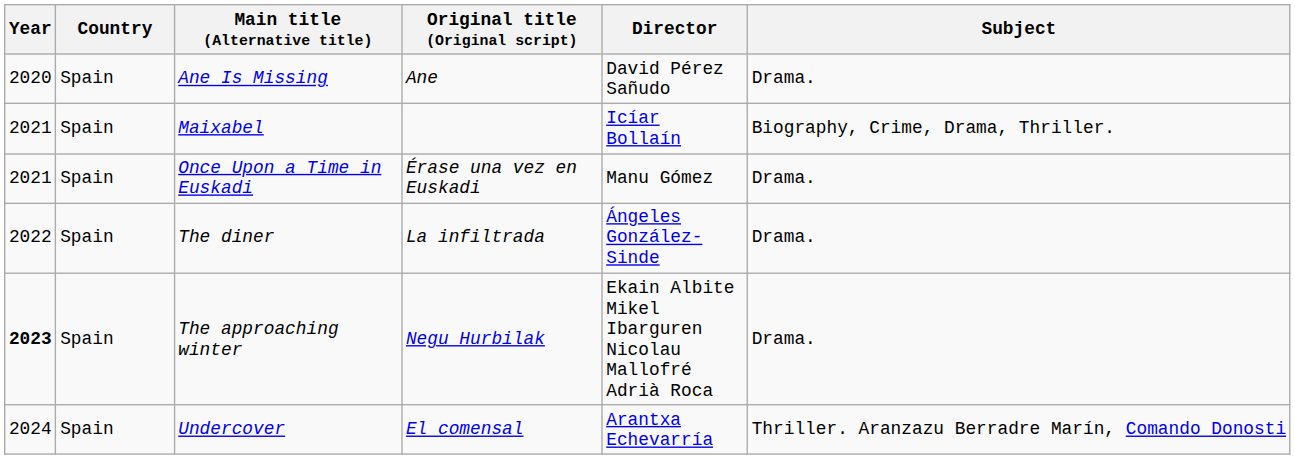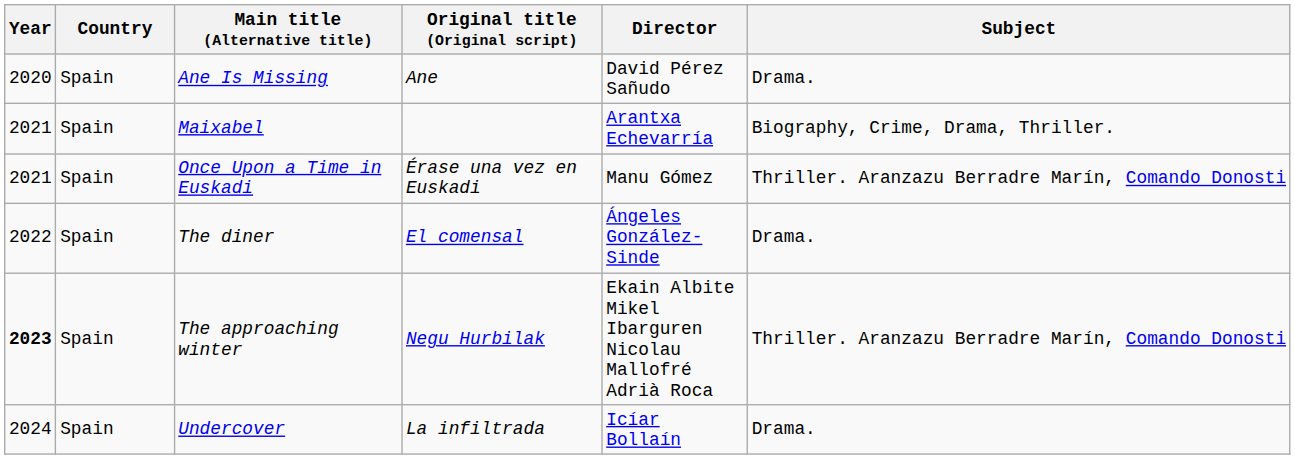(644, 129) Icíar Bollaín -> (660, 129) Arantxa Echevarría
(784, 178) Drama. -> (1019, 178) Thriller. Aranzazu Berradre Marín, Comando Donosti
(475, 238) La infiltrada -> (465, 238) El comensal
(784, 339) Drama. -> (1019, 339) Thriller. Aranzazu Berradre Marín, Comando Donosti
(465, 430) El comensal -> (475, 430) La infiltrada
(660, 430) Arantxa Echevarría -> (644, 430) Icíar Bollaín
(1019, 430) Thriller. Aranzazu Berradre Marín, Comando Donosti -> (784, 430) Drama.
